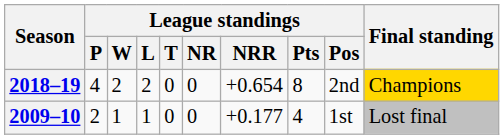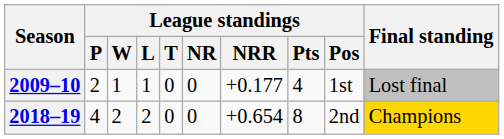rows swapped: (45, 117) <-> (45, 85)
